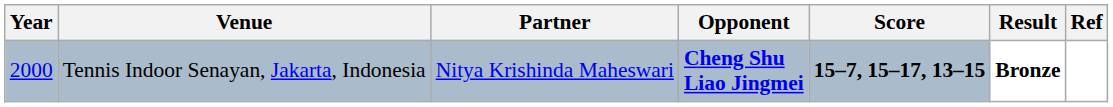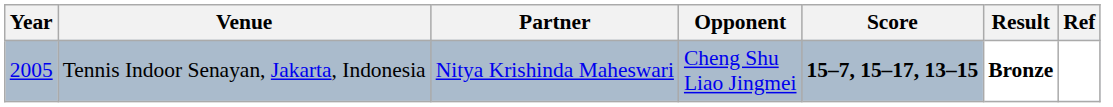(31, 70) 2000 -> (31, 70) 2005
(744, 70) bold -> (740, 70) normal
